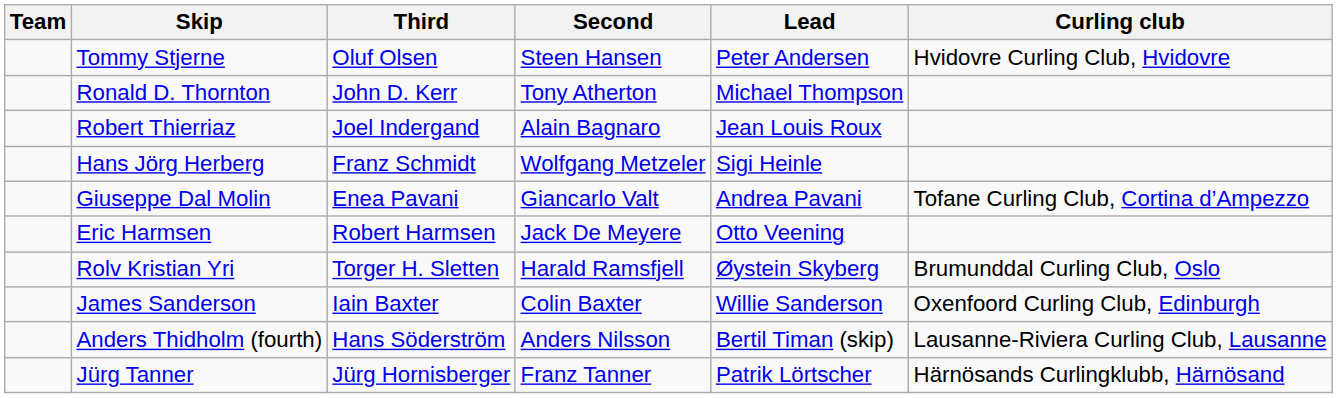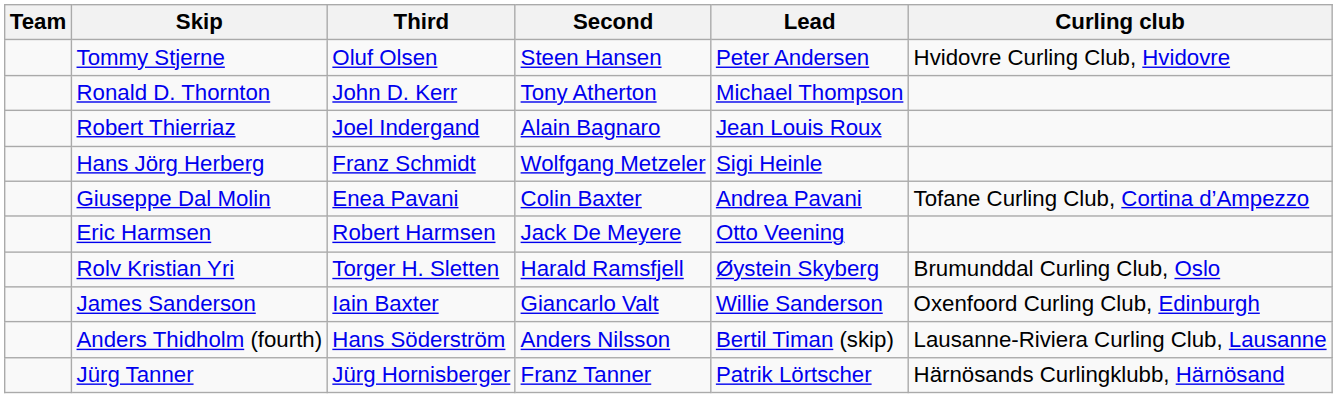(590, 198) Giancarlo Valt -> (581, 198) Colin Baxter
(581, 304) Colin Baxter -> (590, 304) Giancarlo Valt
